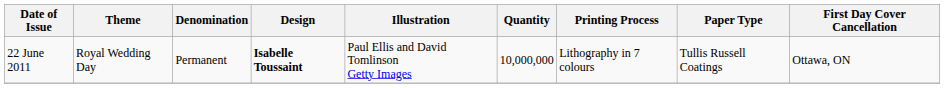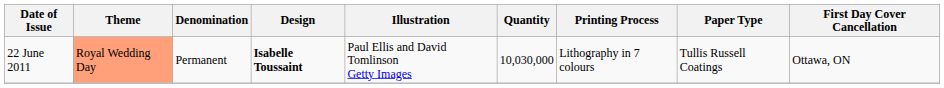(113, 60) no background -> (113, 60) lightsalmon background
(527, 60) 10,000,000 -> (527, 60) 10,030,000
